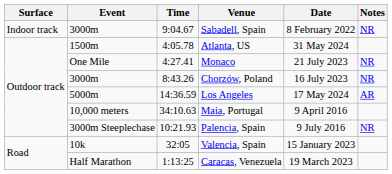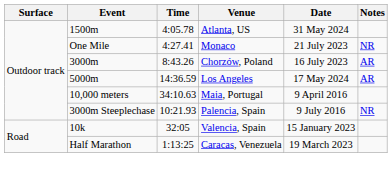- row: (233, 29)
(367, 78) NR -> (367, 62) AR
